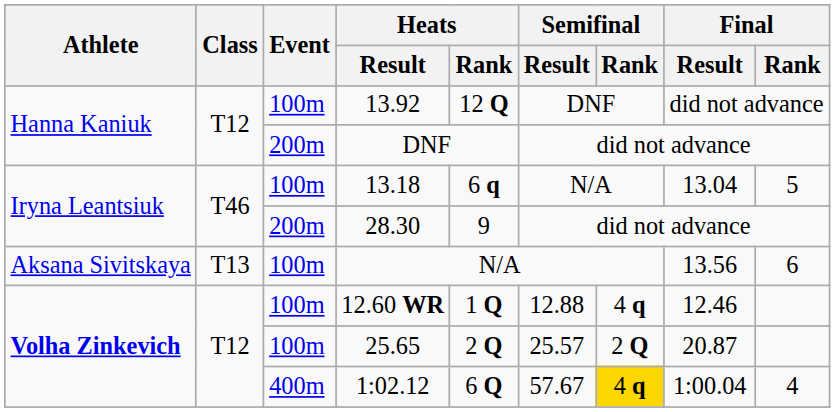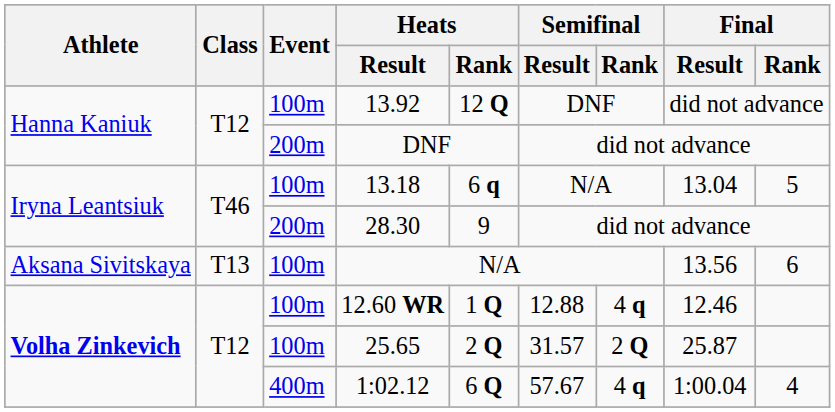(557, 346) 25.57 -> (557, 346) 31.57
(710, 346) 20.87 -> (710, 346) 25.87
(630, 386) gold background -> (630, 386) no background
